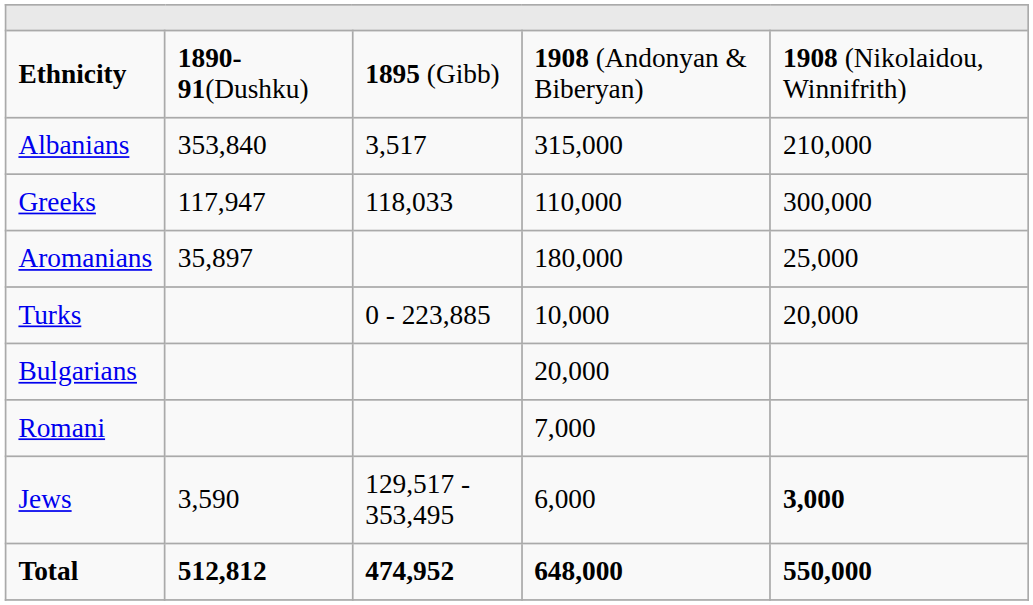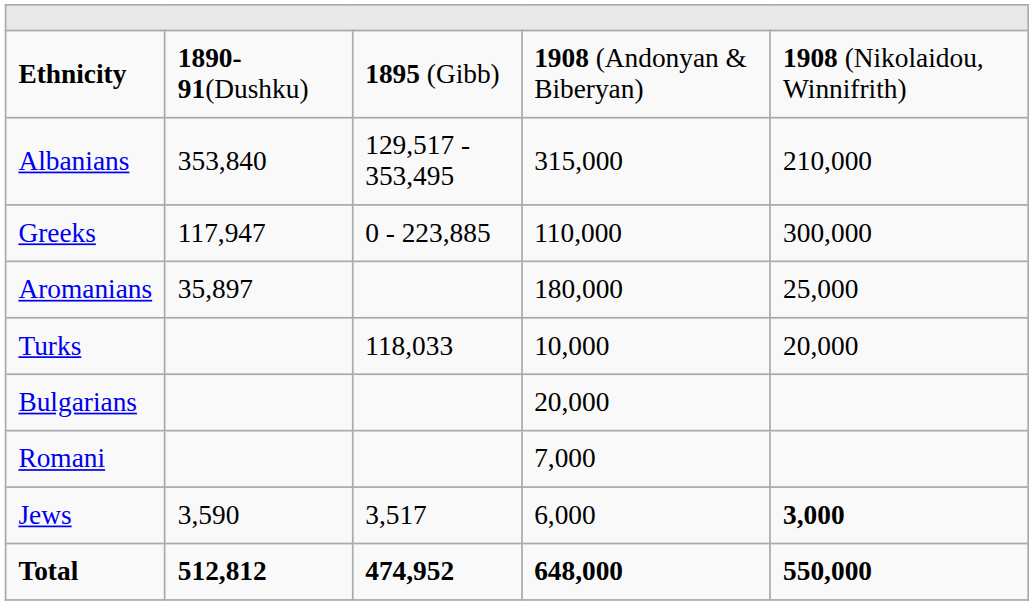(396, 145) 3,517 -> (418, 160) 129,517 - 353,495
(409, 202) 118,033 -> (428, 232) 0 - 223,885
(428, 314) 0 - 223,885 -> (409, 345) 118,033
(418, 499) 129,517 - 353,495 -> (396, 514) 3,517
